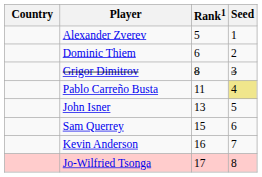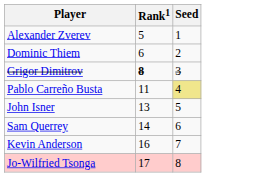- column: (32, 15)
(197, 71) normal -> (141, 71) bold
(200, 126) 15 -> (144, 126) 14
